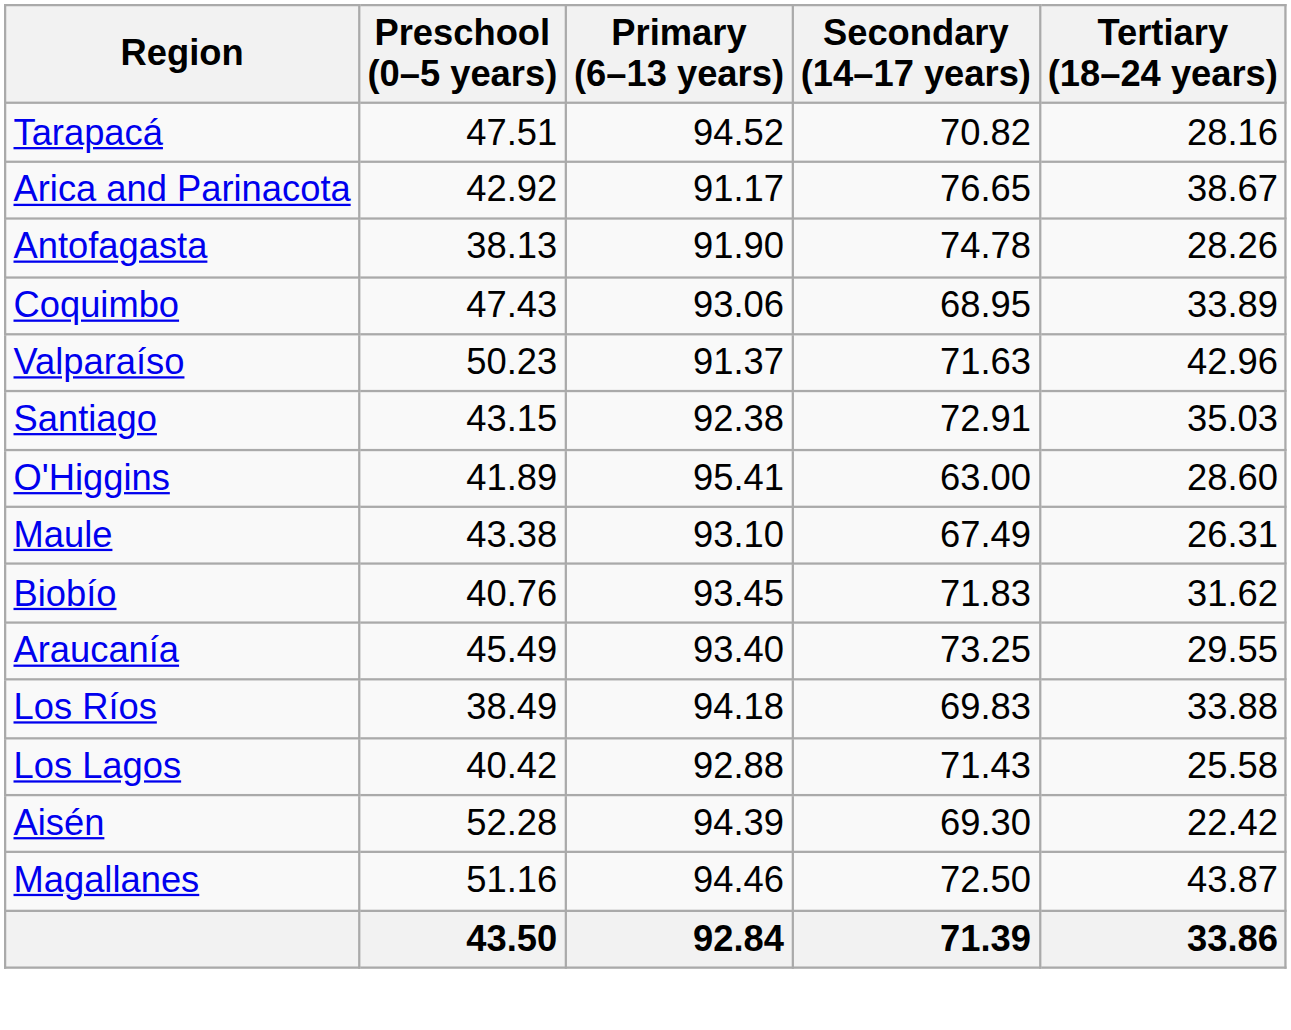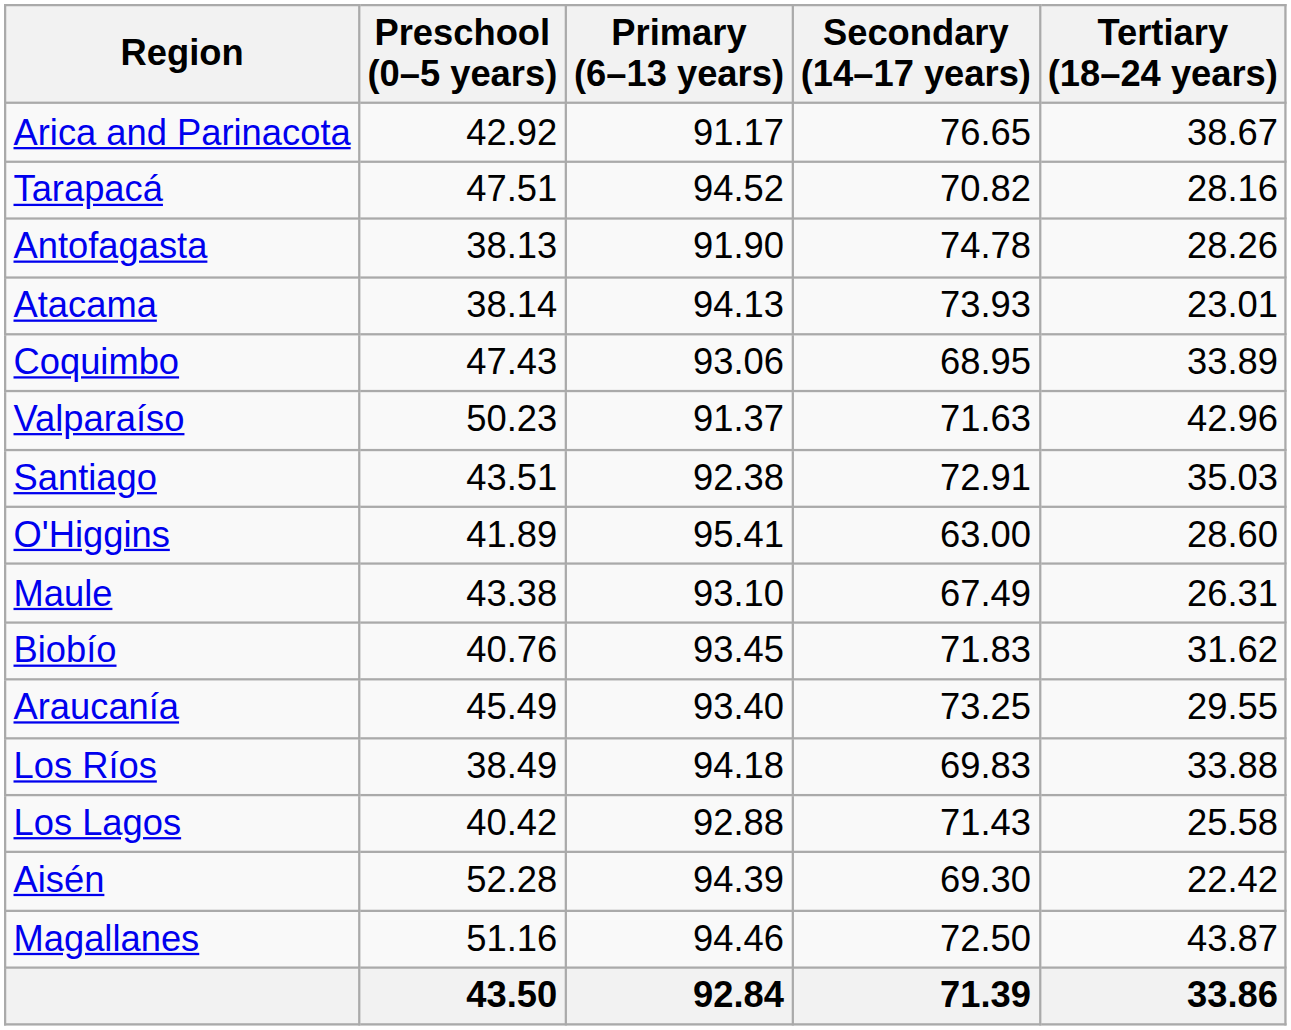rows swapped: (182, 189) <-> (88, 131)
+ row: (85, 304)
(512, 419) 43.15 -> (512, 477) 43.51
